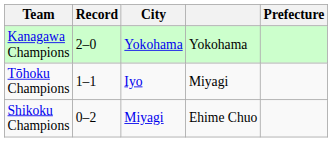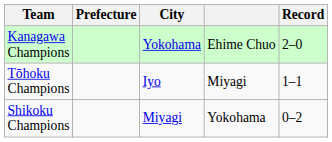columns swapped: (294, 15) <-> (97, 15)
(218, 44) Yokohama -> (241, 44) Ehime Chuo
(223, 118) Ehime Chuo -> (236, 118) Yokohama
